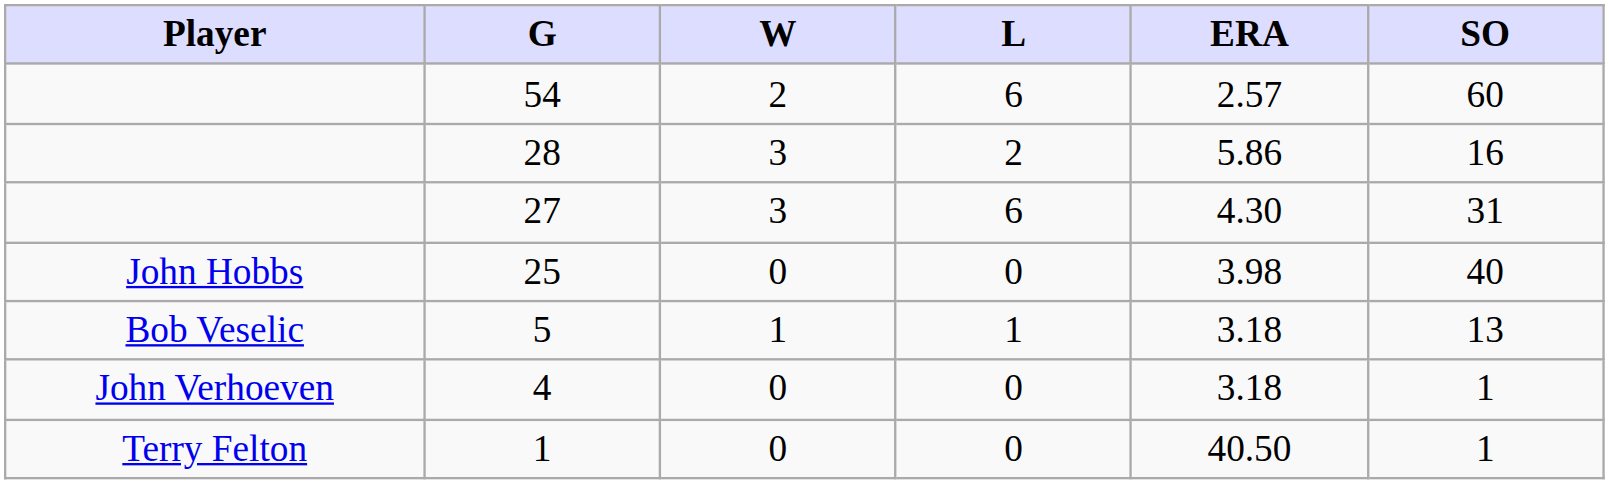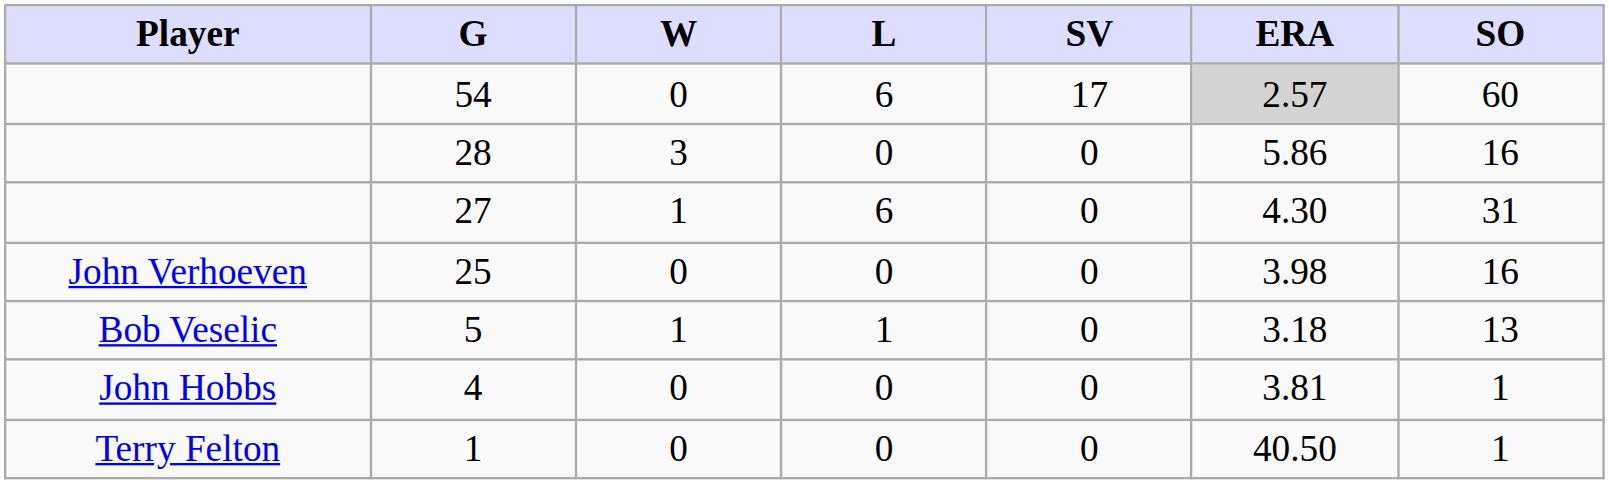+ column: (1089, 34)
(778, 93) 2 -> (679, 93) 0
(1249, 93) no background -> (1295, 93) lightgrey background
(1014, 152) 2 -> (884, 152) 0
(778, 211) 3 -> (679, 211) 1
(215, 270) John Hobbs -> (188, 270) John Verhoeven
(1485, 270) 40 -> (1500, 270) 16
(215, 388) John Verhoeven -> (188, 388) John Hobbs
(1249, 388) 3.18 -> (1295, 388) 3.81
